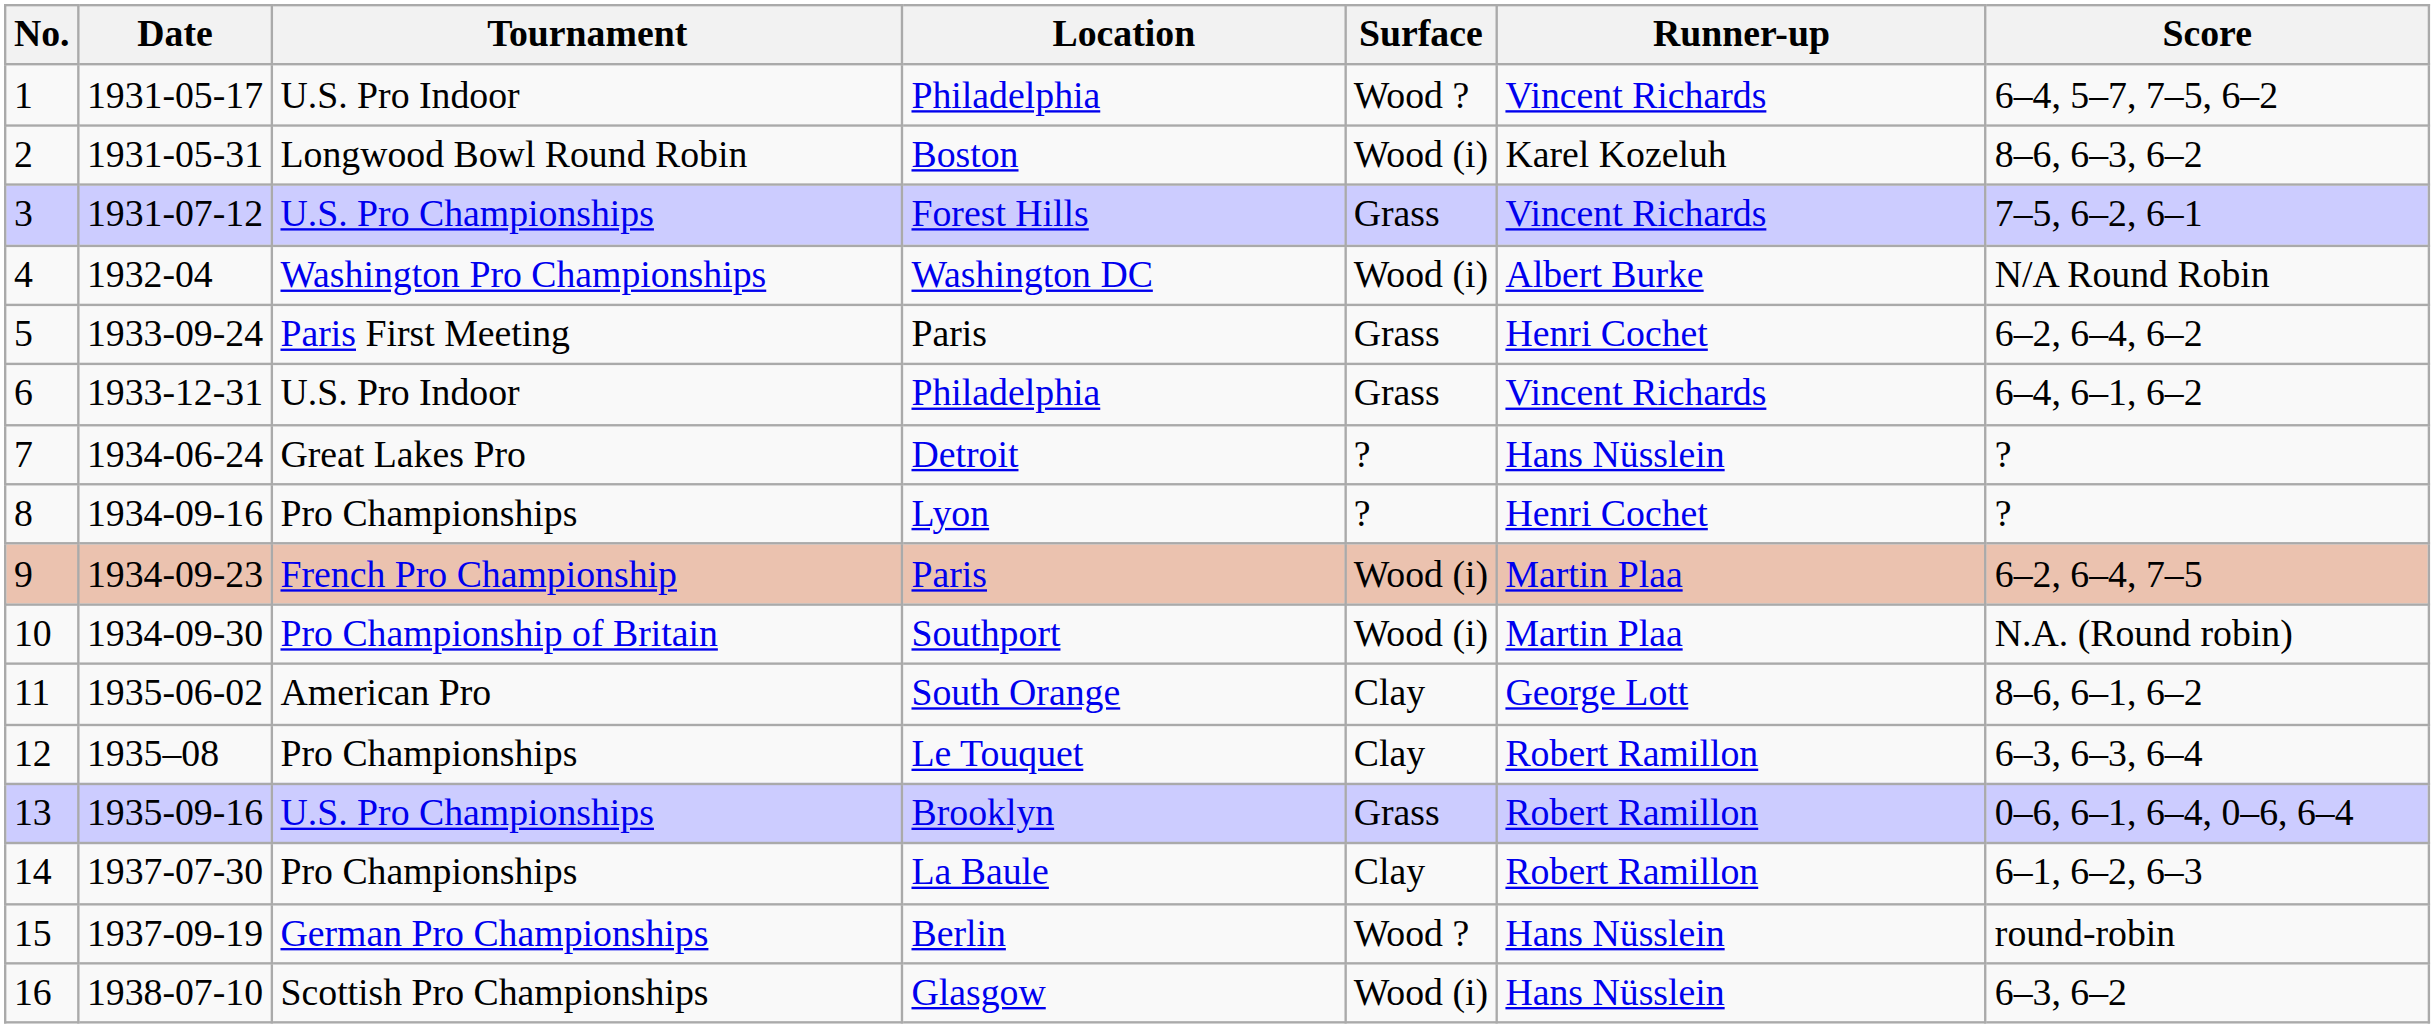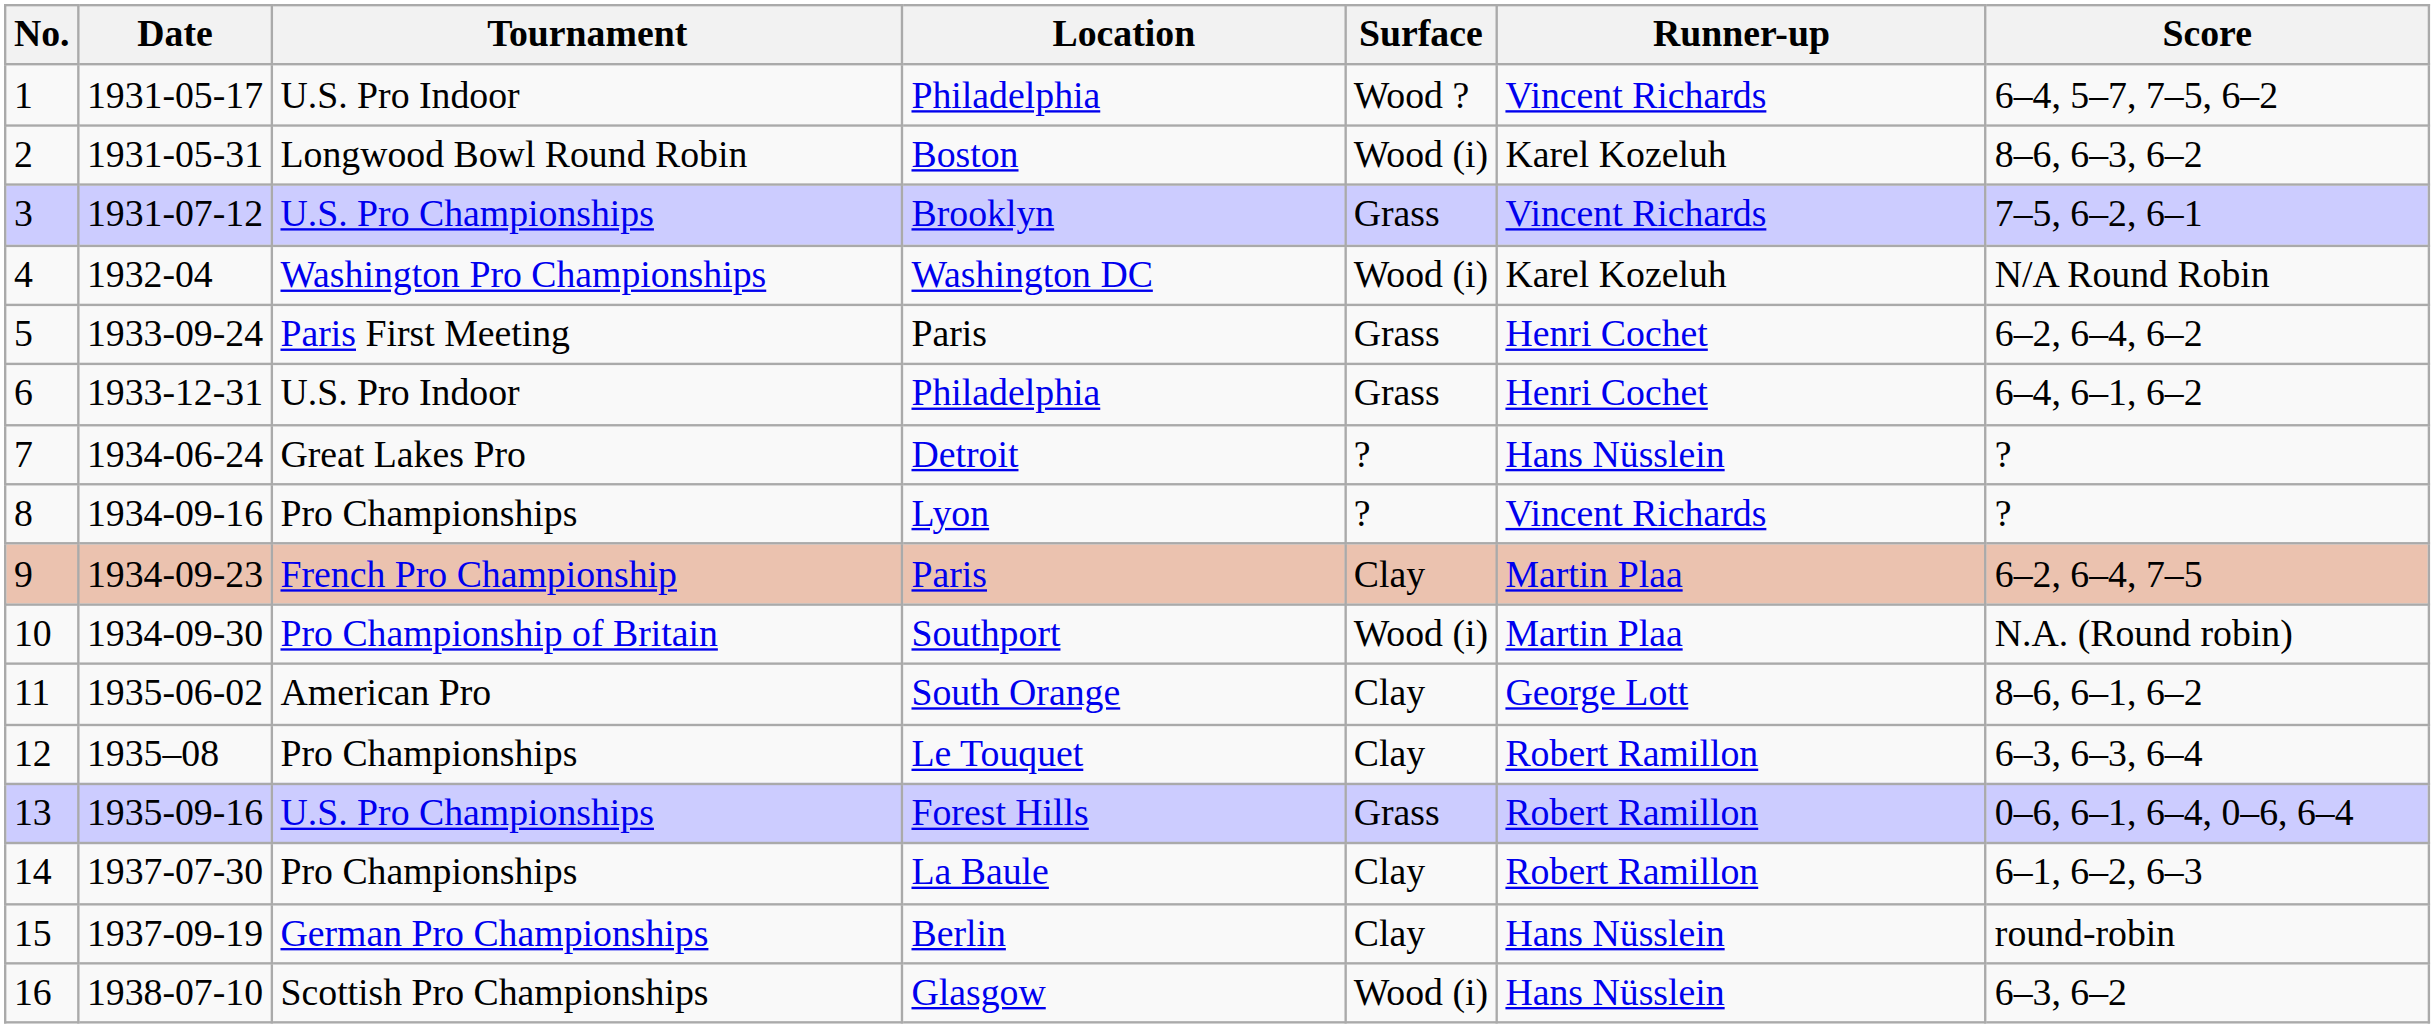(1000, 214) Forest Hills -> (983, 214) Brooklyn
(1605, 273) Albert Burke -> (1616, 273) Karel Kozeluh
(1636, 393) Vincent Richards -> (1607, 393) Henri Cochet
(1607, 513) Henri Cochet -> (1636, 513) Vincent Richards
(1421, 573) Wood (i) -> (1389, 573) Clay
(983, 812) Brooklyn -> (1000, 812) Forest Hills
(1411, 932) Wood ? -> (1389, 932) Clay
